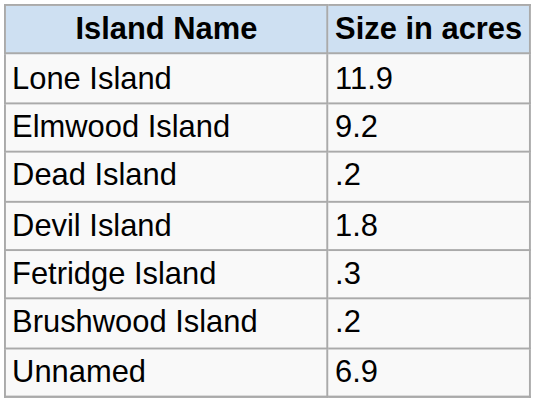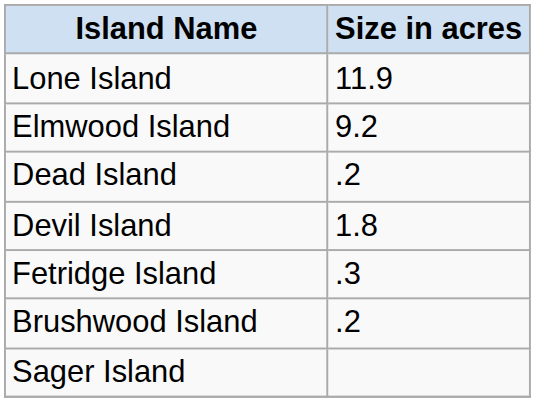+ row: (99, 371)
- row: (79, 371)
